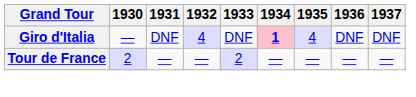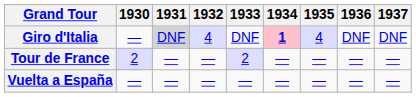(165, 37) no background -> (171, 37) lightgrey background
+ row: (60, 80)
